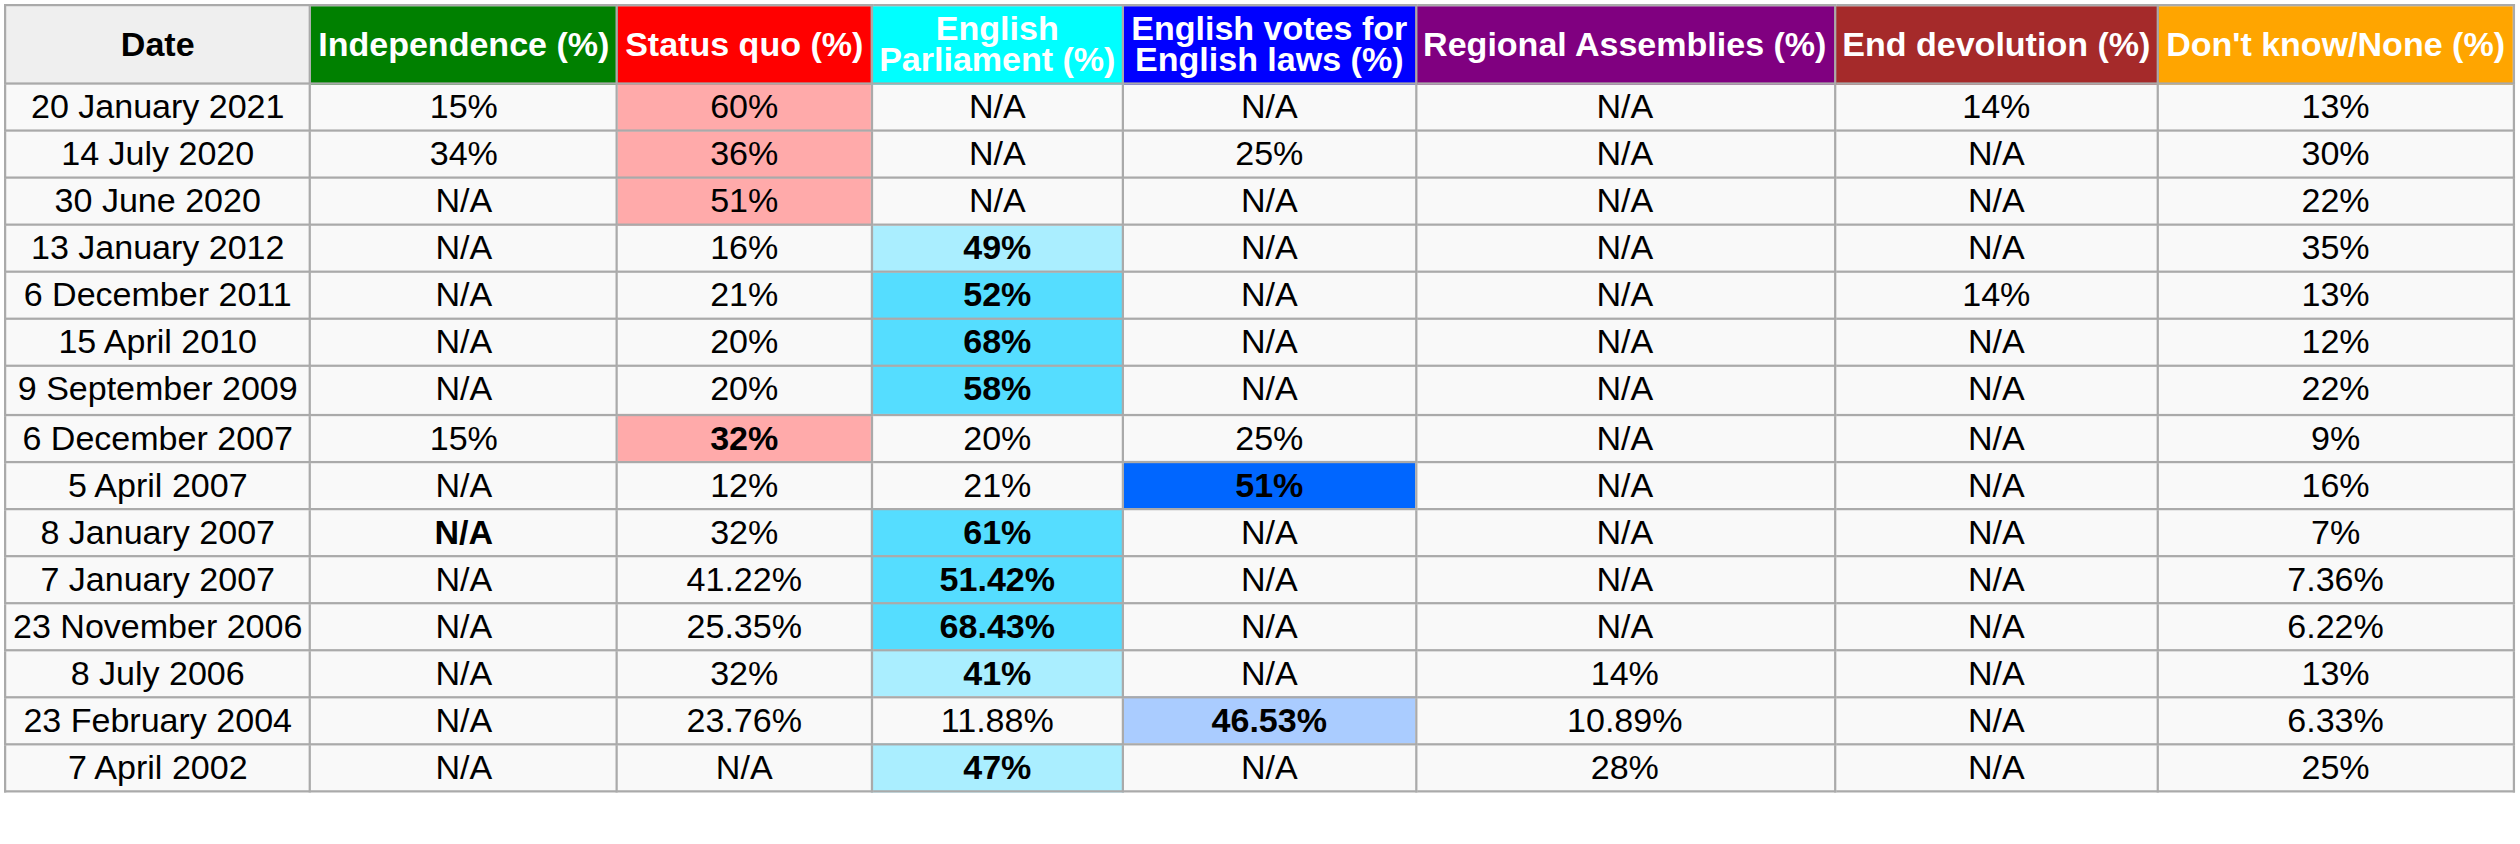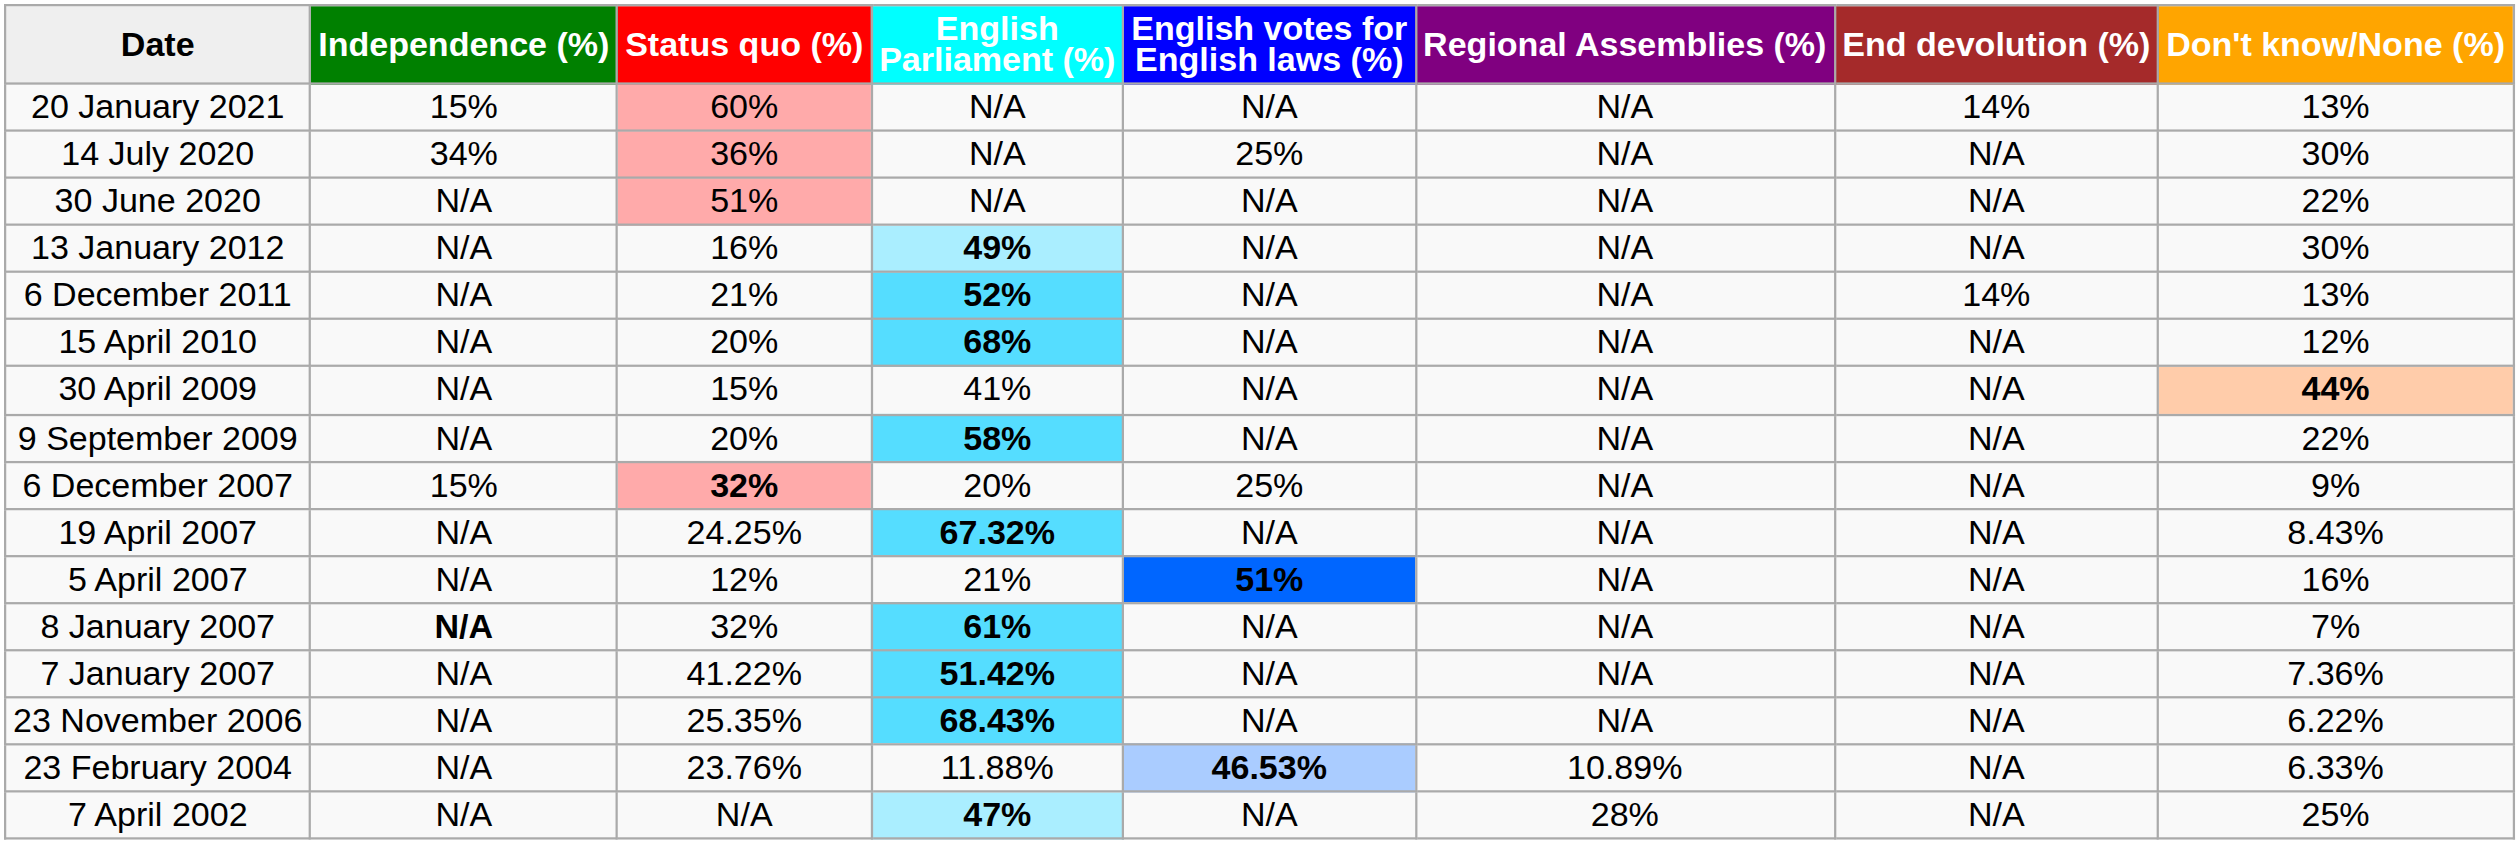(2336, 248) 35% -> (2336, 248) 30%
+ row: (158, 389)
+ row: (158, 531)
- row: (158, 672)
